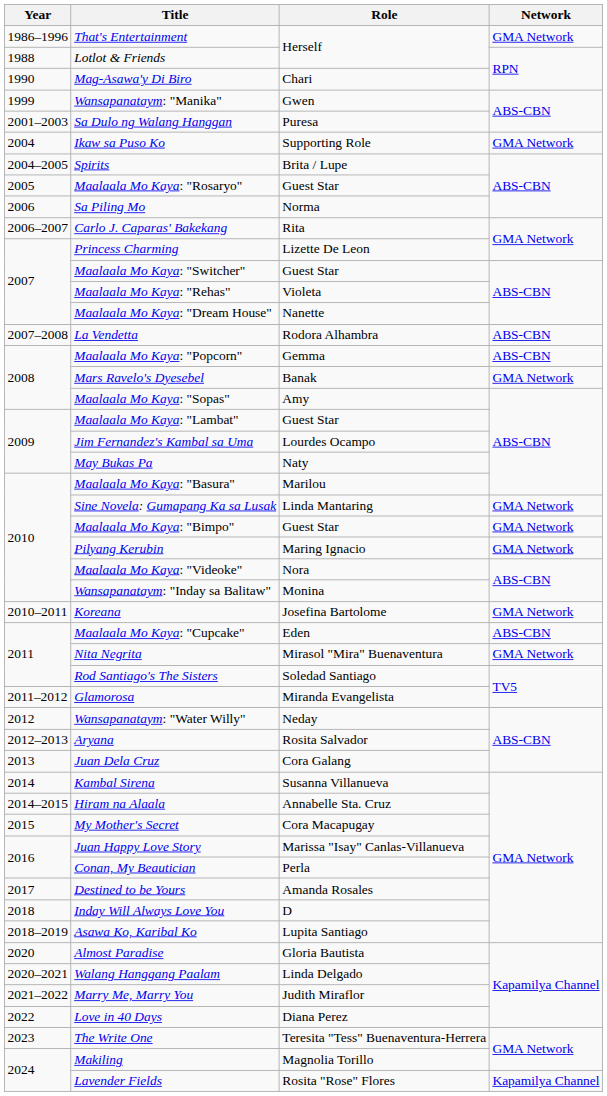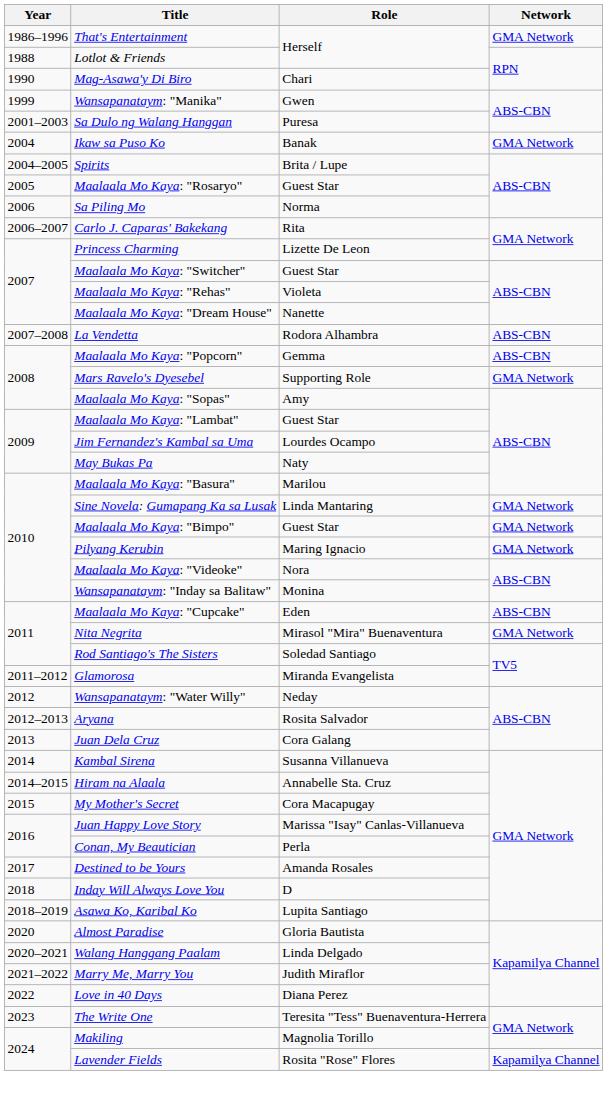(327, 143) Supporting Role -> (300, 143) Banak
(300, 377) Banak -> (327, 377) Supporting Role
- row: (97, 611)
